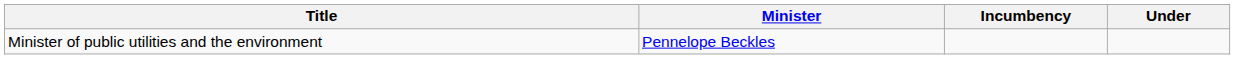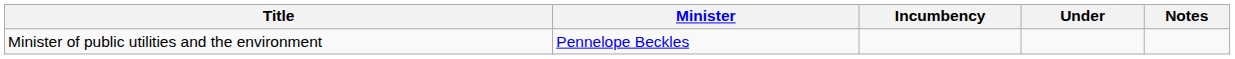+ column: (1187, 16)
